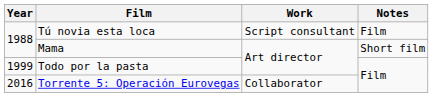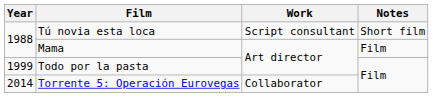(373, 31) Film -> (393, 31) Short film
(393, 48) Short film -> (373, 48) Film
(20, 84) 2016 -> (20, 84) 2014
